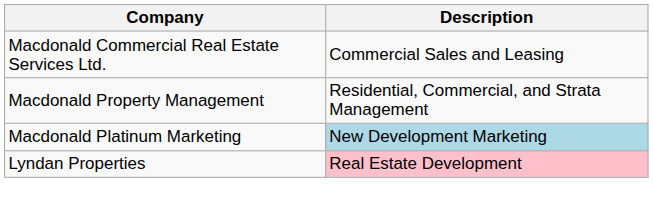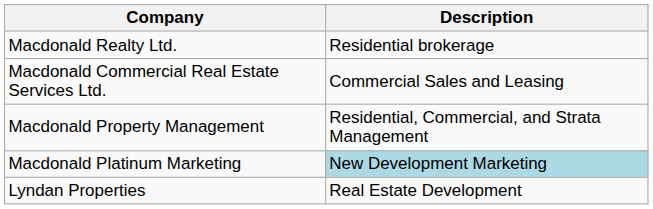+ row: (93, 44)
(425, 163) pink background -> (425, 190) no background
